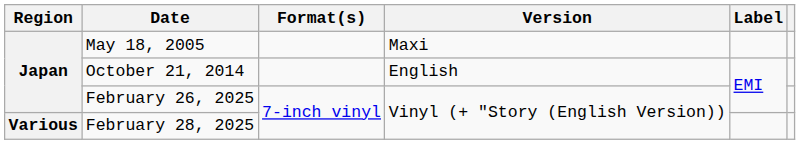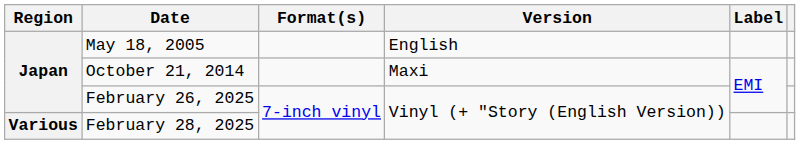(409, 45) Maxi -> (424, 45) English
(424, 72) English -> (409, 72) Maxi
